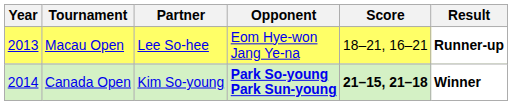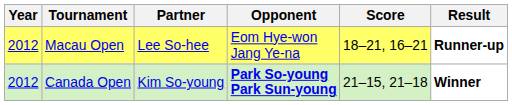(23, 45) 2013 -> (23, 45) 2012
(23, 83) 2014 -> (23, 83) 2012
(385, 83) bold -> (385, 83) normal
